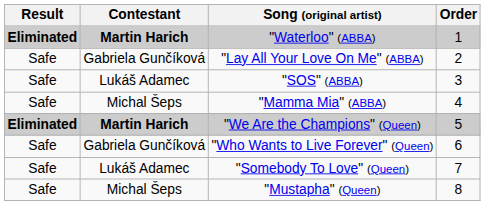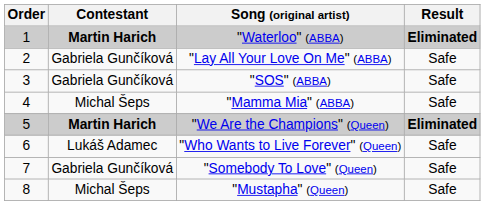columns swapped: (458, 15) <-> (42, 15)
(144, 80) Lukáš Adamec -> (112, 80) Gabriela Gunčíková
(144, 146) Gabriela Gunčíková -> (112, 146) Lukáš Adamec
(144, 168) Lukáš Adamec -> (112, 168) Gabriela Gunčíková
